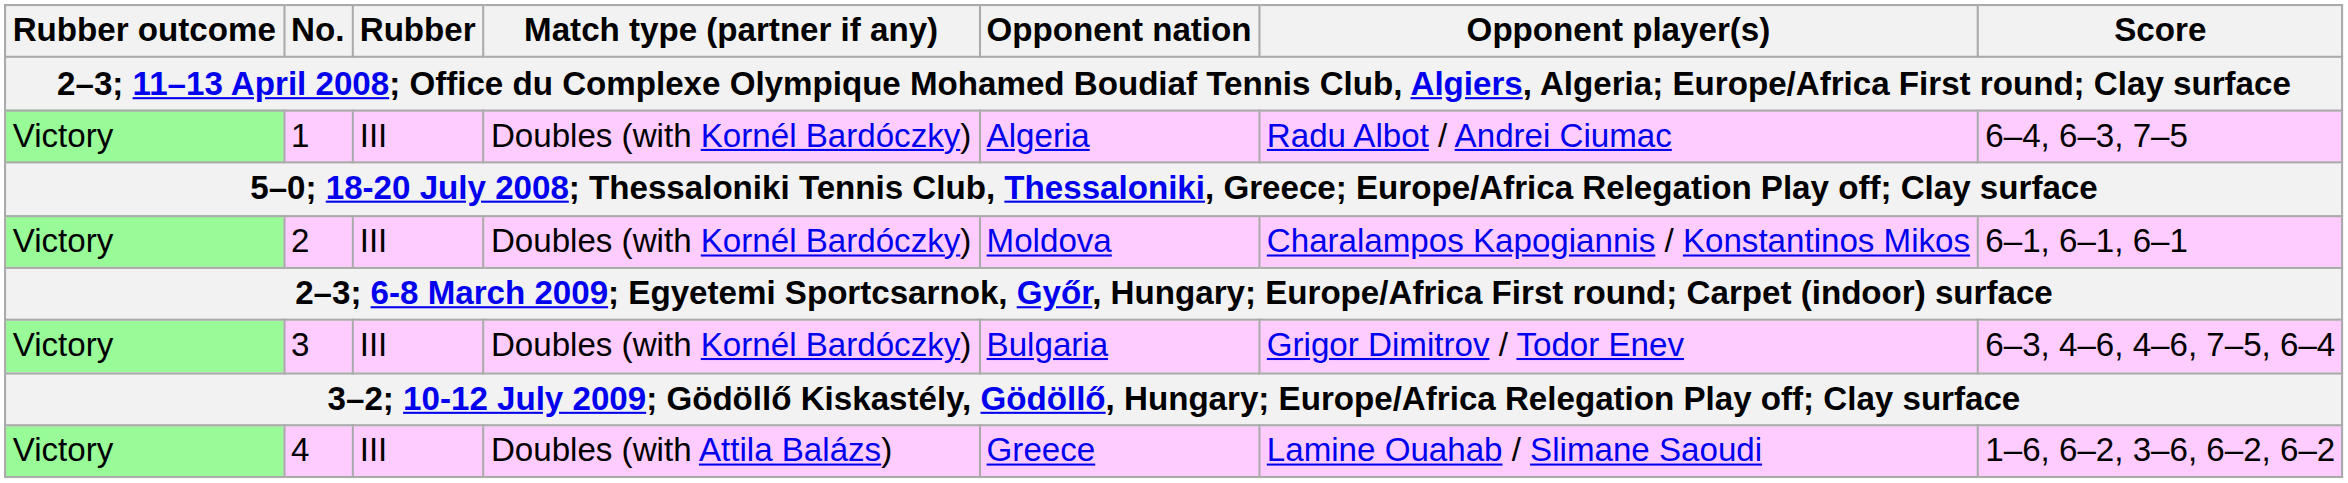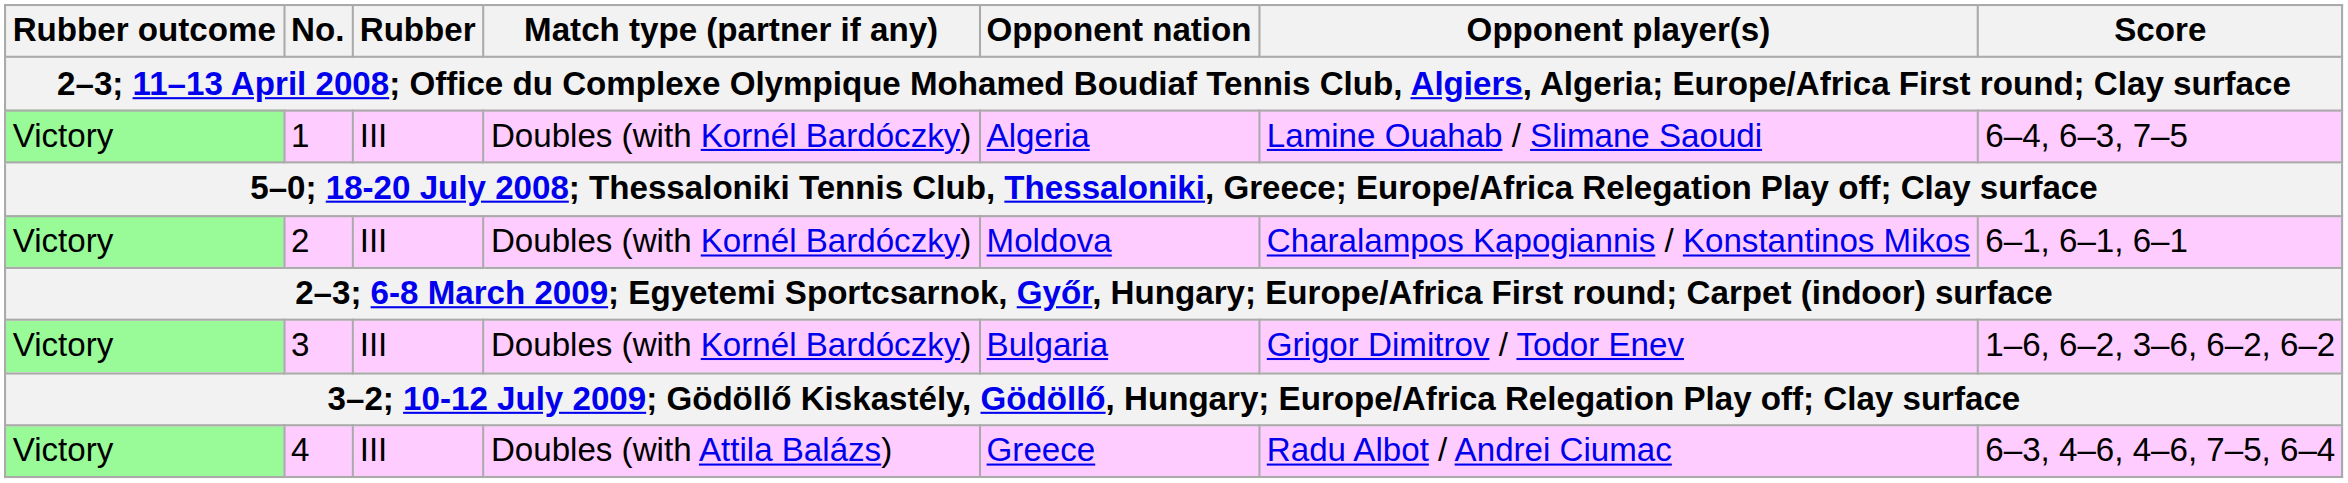(1469, 135) Radu Albot / Andrei Ciumac -> (1514, 135) Lamine Ouahab / Slimane Saoudi
(2160, 345) 6–3, 4–6, 4–6, 7–5, 6–4 -> (2160, 345) 1–6, 6–2, 3–6, 6–2, 6–2
(1514, 450) Lamine Ouahab / Slimane Saoudi -> (1469, 450) Radu Albot / Andrei Ciumac
(2160, 450) 1–6, 6–2, 3–6, 6–2, 6–2 -> (2160, 450) 6–3, 4–6, 4–6, 7–5, 6–4
